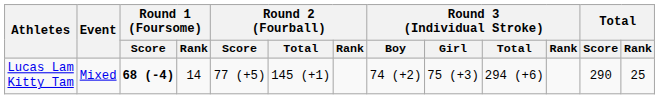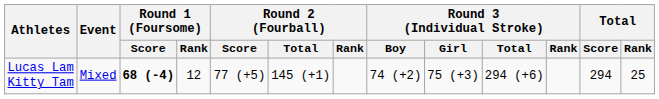(194, 76) 14 -> (194, 76) 12
(601, 76) 290 -> (601, 76) 294
